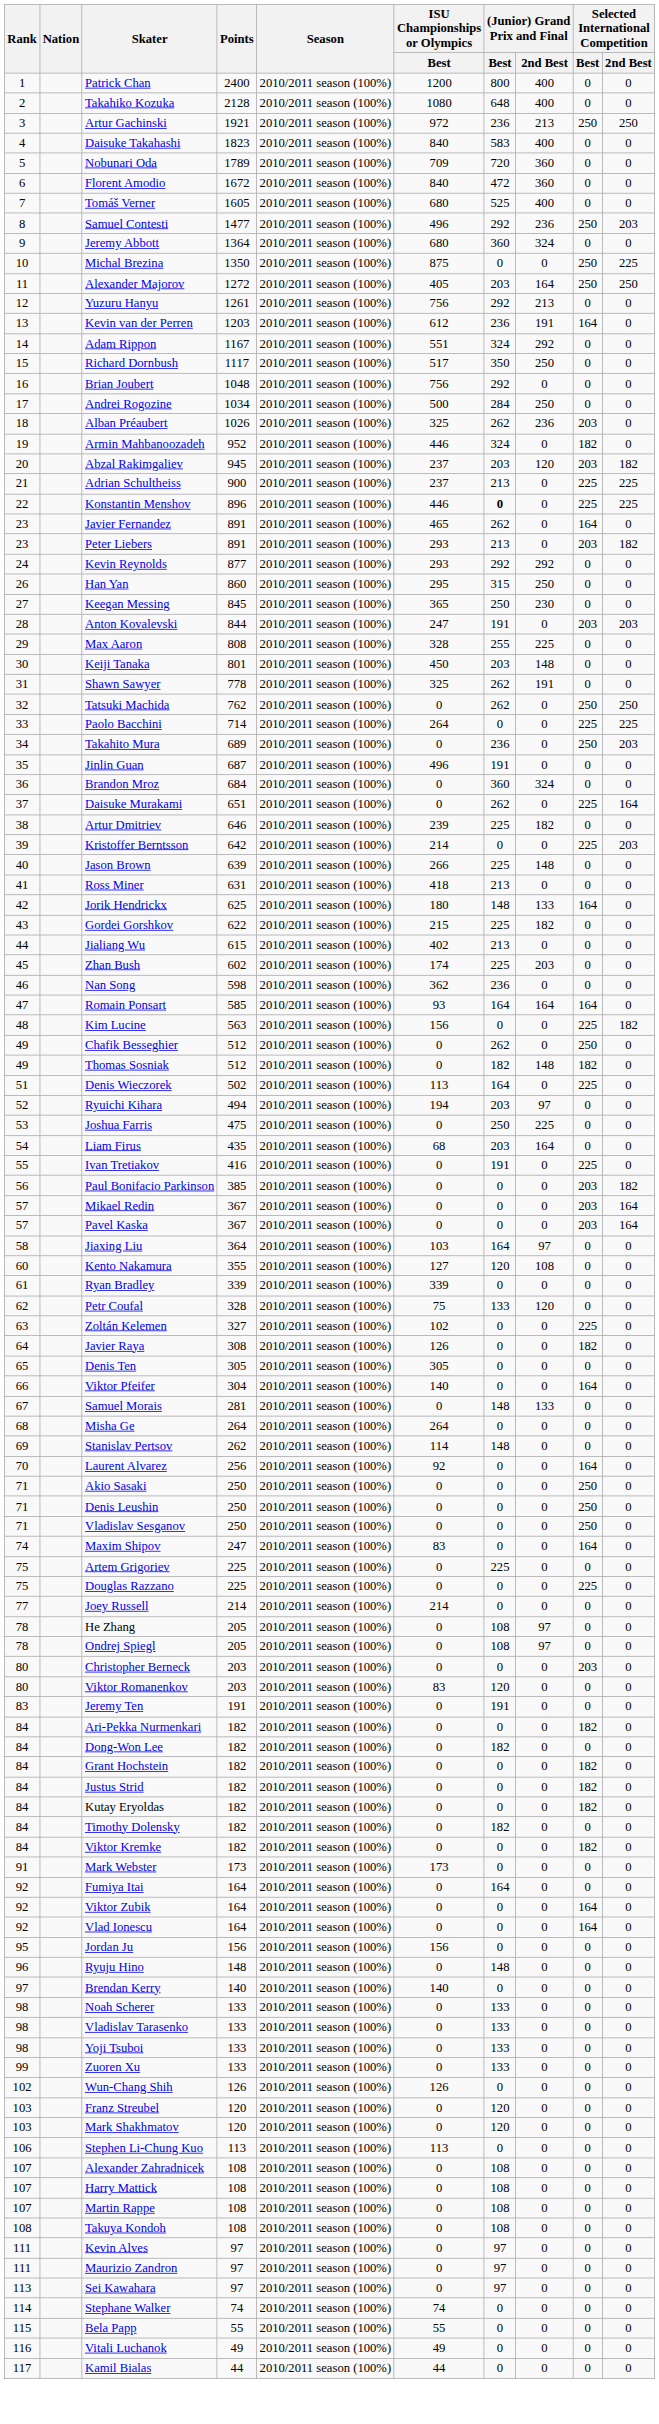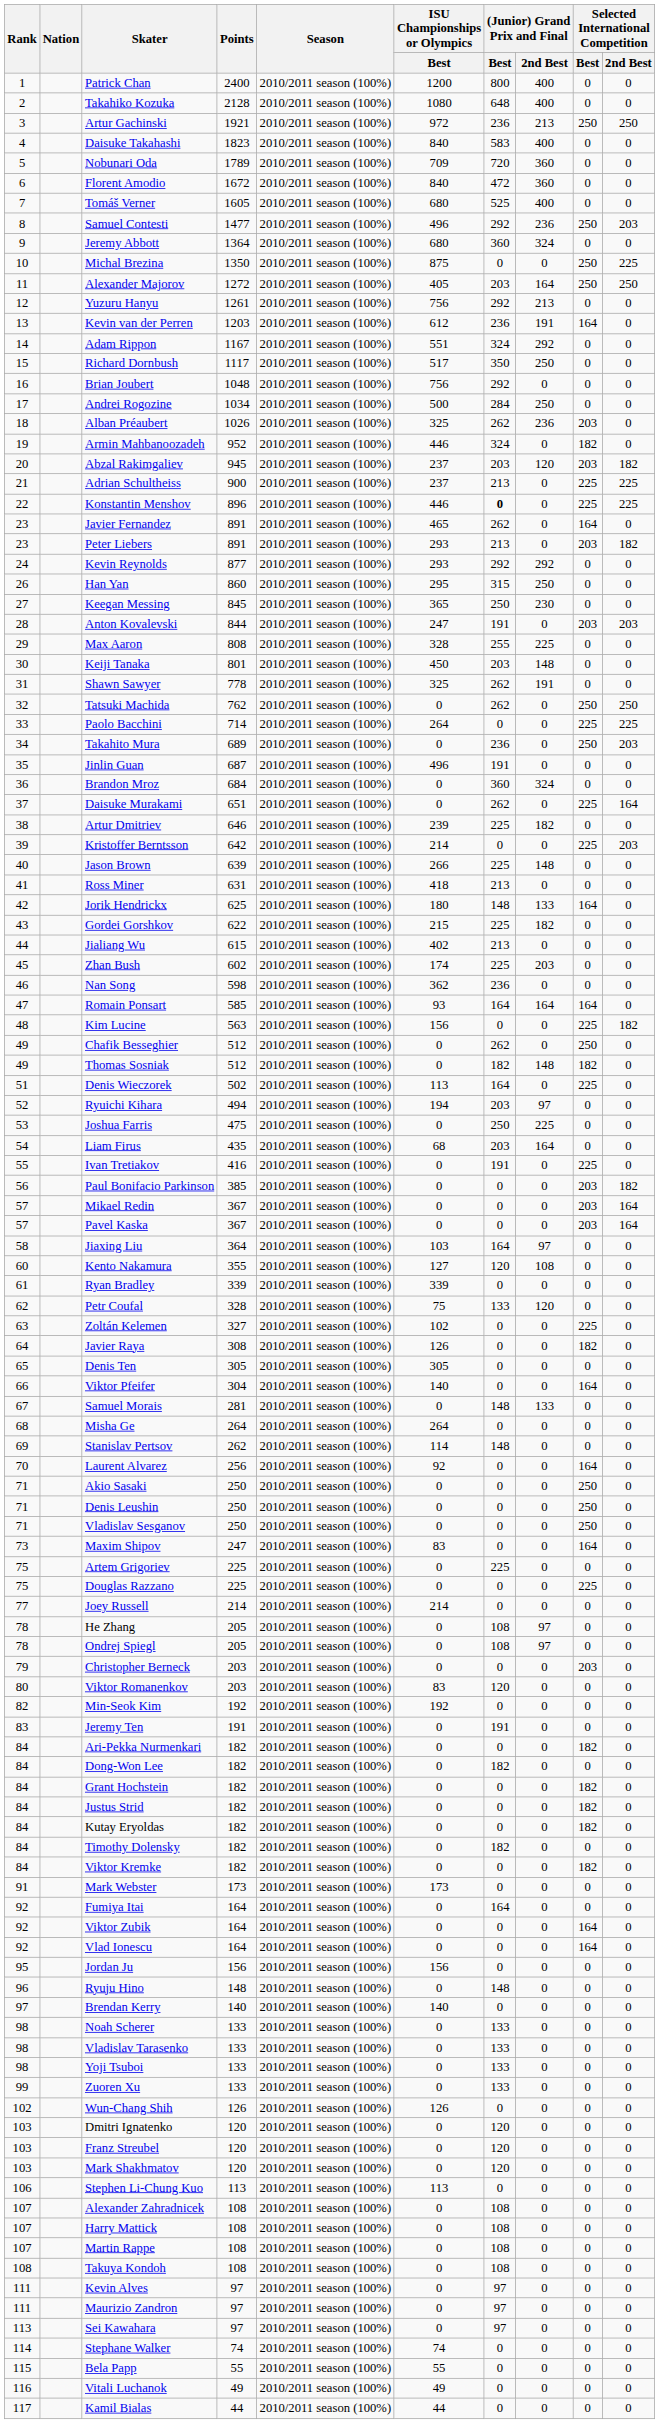(22, 1546) 74 -> (22, 1546) 73
(22, 1666) 80 -> (22, 1666) 79
+ row: (123, 1706)
+ row: (129, 2127)
